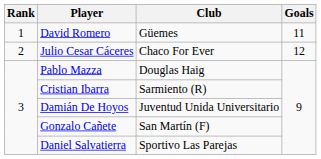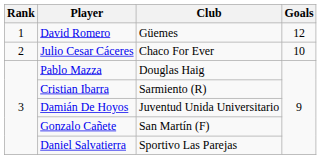(299, 32) 11 -> (299, 32) 12
(299, 51) 12 -> (299, 51) 10
